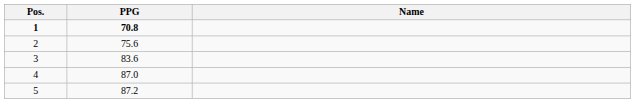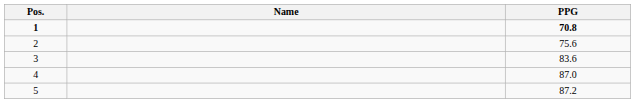columns swapped: (411, 12) <-> (130, 12)
